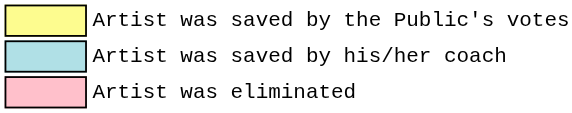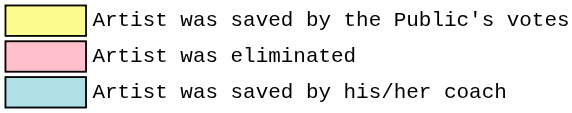rows swapped: (300, 56) <-> (224, 92)
